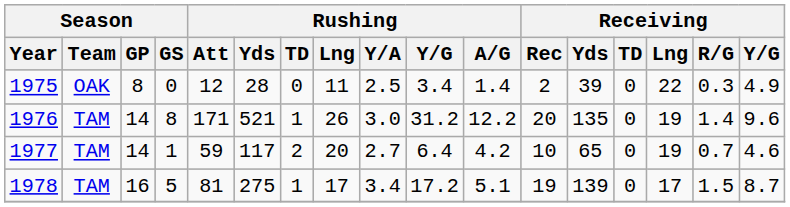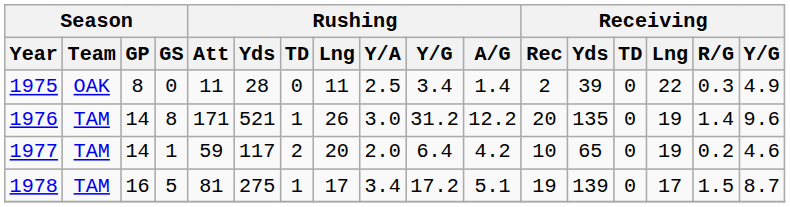(211, 87) 12 -> (211, 87) 11
(383, 153) 2.7 -> (383, 153) 2.0
(716, 153) 0.7 -> (716, 153) 0.2
